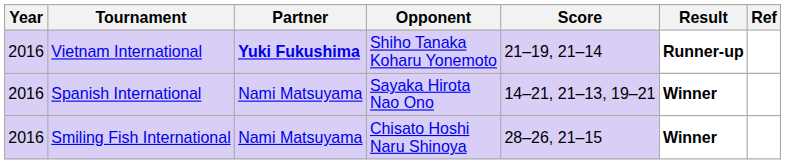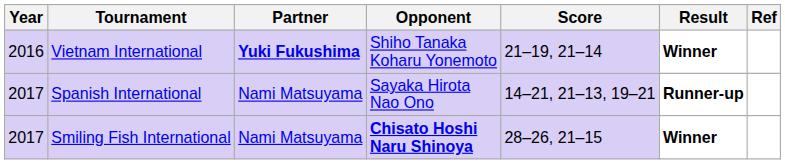(703, 52) Runner-up -> (690, 52) Winner
(26, 95) 2016 -> (26, 95) 2017
(690, 95) Winner -> (703, 95) Runner-up
(26, 138) 2016 -> (26, 138) 2017
(420, 138) normal -> (424, 138) bold
